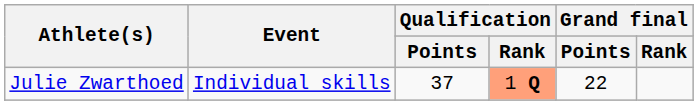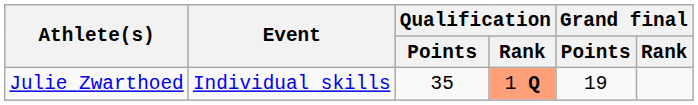(442, 84) 37 -> (442, 84) 35
(596, 84) 22 -> (596, 84) 19
